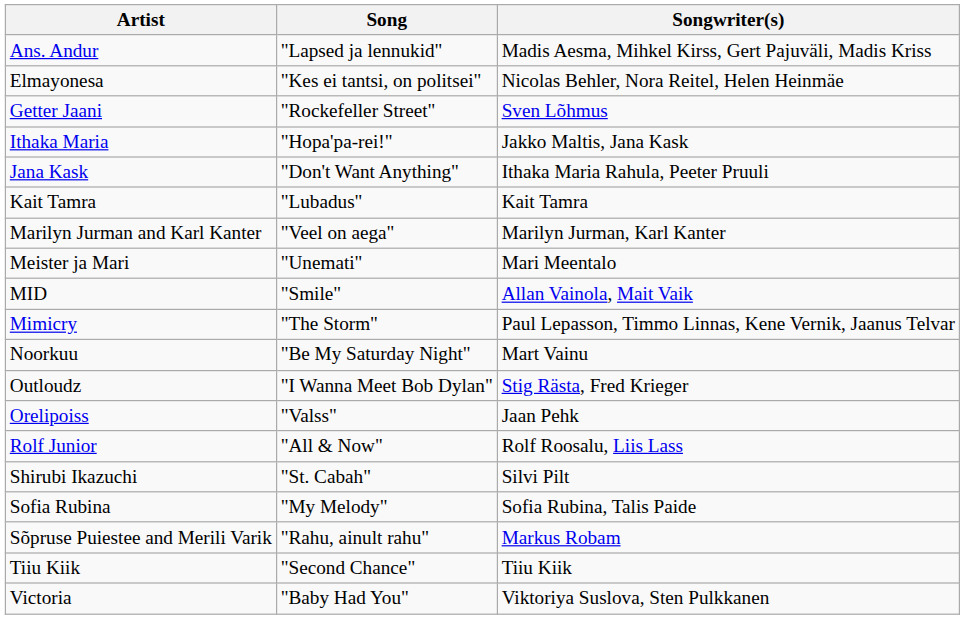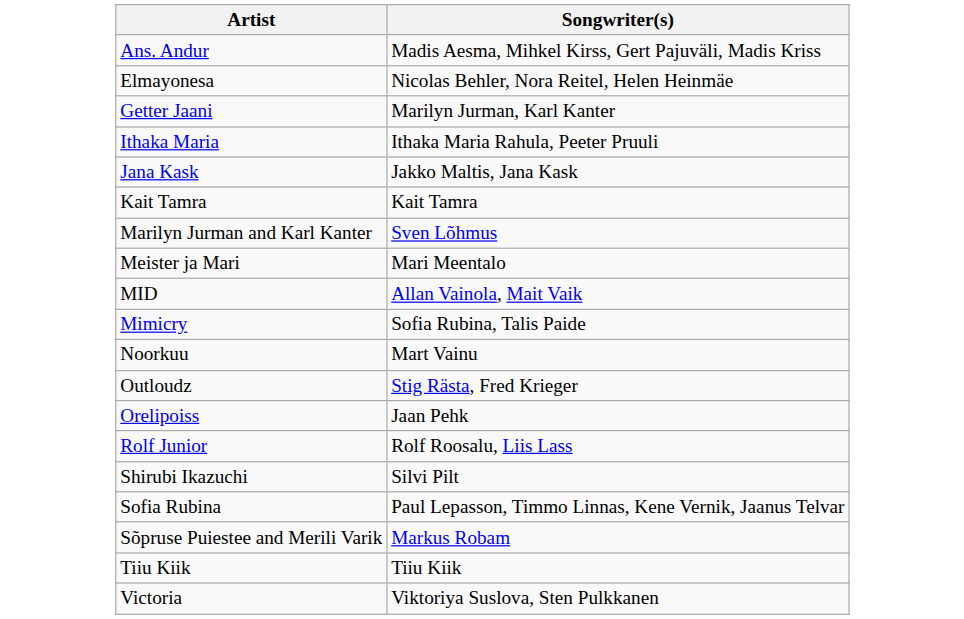- column: (387, 19)
(555, 111) Sven Lõhmus -> (503, 111) Marilyn Jurman, Karl Kanter
(595, 141) Jakko Maltis, Jana Kask -> (525, 141) Ithaka Maria Rahula, Peeter Pruuli
(635, 171) Ithaka Maria Rahula, Peeter Pruuli -> (484, 171) Jakko Maltis, Jana Kask
(614, 232) Marilyn Jurman, Karl Kanter -> (444, 232) Sven Lõhmus
(728, 324) Paul Lepasson, Timmo Linnas, Kene Vernik, Jaanus Telvar -> (488, 324) Sofia Rubina, Talis Paide
(599, 506) Sofia Rubina, Talis Paide -> (618, 506) Paul Lepasson, Timmo Linnas, Kene Vernik, Jaanus Telvar
